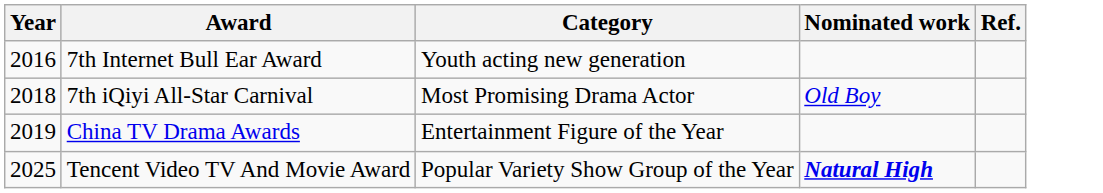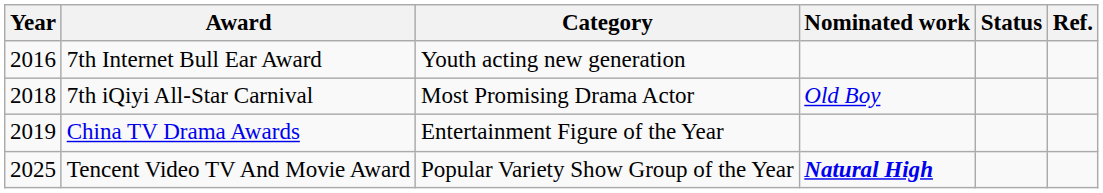+ column: (1011, 22)
